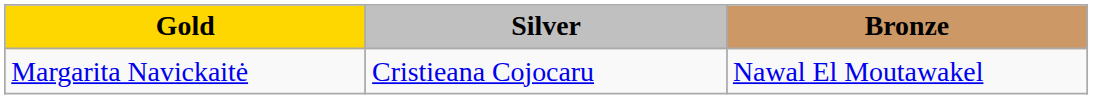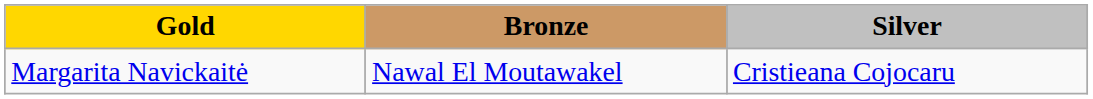columns swapped: (546, 26) <-> (907, 26)
